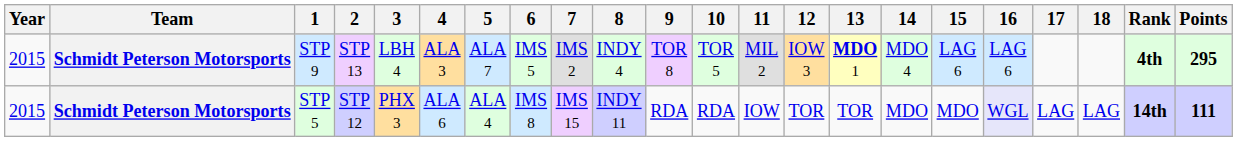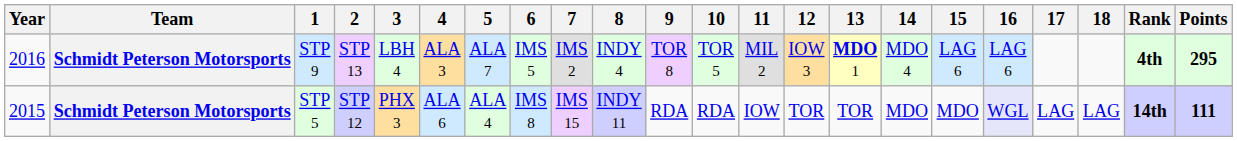(27, 59) 2015 -> (27, 59) 2016
